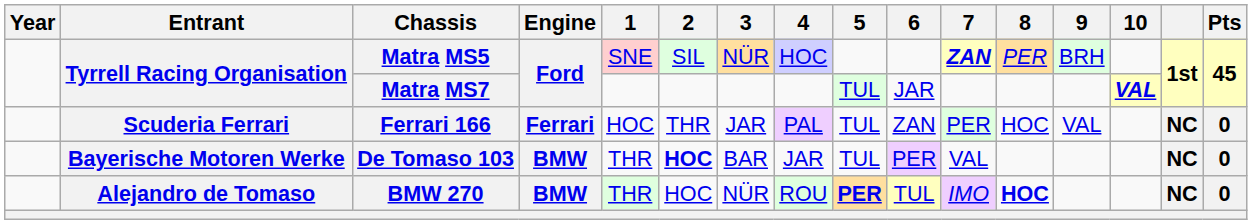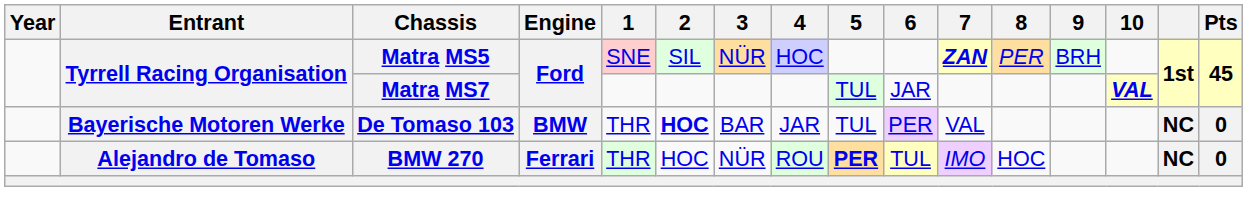- row: (436, 125)
(560, 193) BMW -> (560, 159) Ferrari
(1025, 193) bold -> (1021, 159) normal
